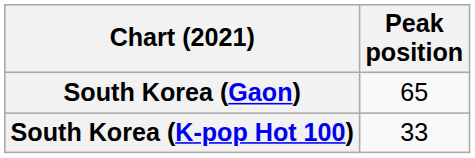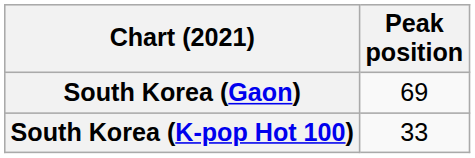(414, 92) 65 -> (414, 92) 69
